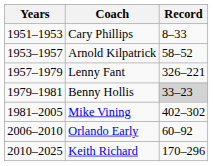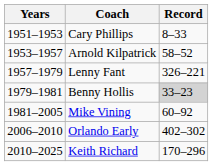(184, 111) 402–302 -> (177, 111) 60–92
(177, 131) 60–92 -> (184, 131) 402–302
